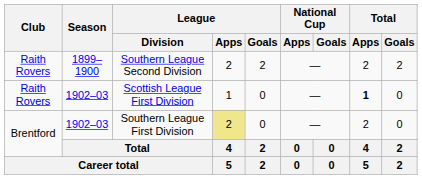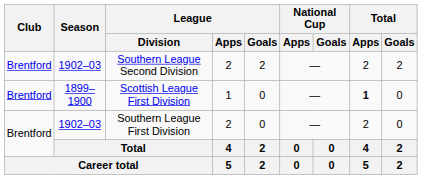(33, 65) Raith Rovers -> (29, 65) Brentford
(87, 65) 1899–1900 -> (80, 65) 1902–03
(33, 95) Raith Rovers -> (29, 95) Brentford
(87, 95) 1902–03 -> (80, 95) 1899–1900
(229, 124) khaki background -> (229, 124) no background
